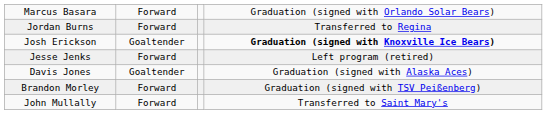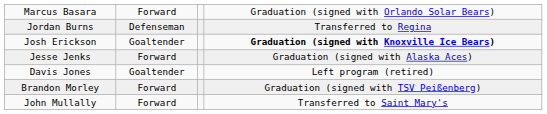(157, 27) Forward -> (157, 27) Defenseman
(373, 57) Left program (retired) -> (373, 57) Graduation (signed with Alaska Aces)
(373, 72) Graduation (signed with Alaska Aces) -> (373, 72) Left program (retired)
